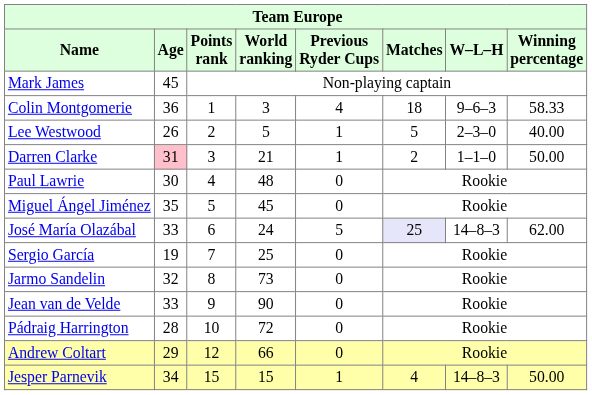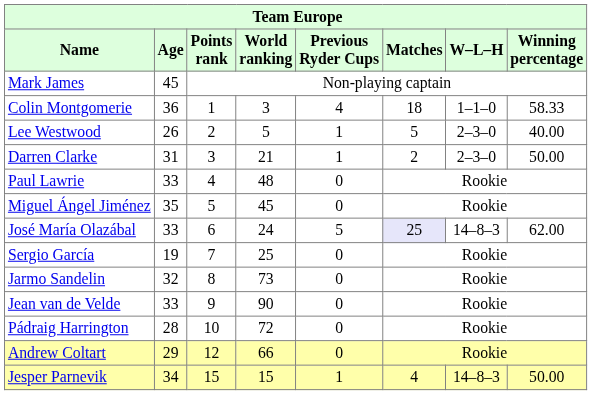(476, 107) 9–6–3 -> (476, 107) 1–1–0
(171, 156) pink background -> (171, 156) no background
(476, 156) 1–1–0 -> (476, 156) 2–3–0
(171, 181) 30 -> (171, 181) 33
